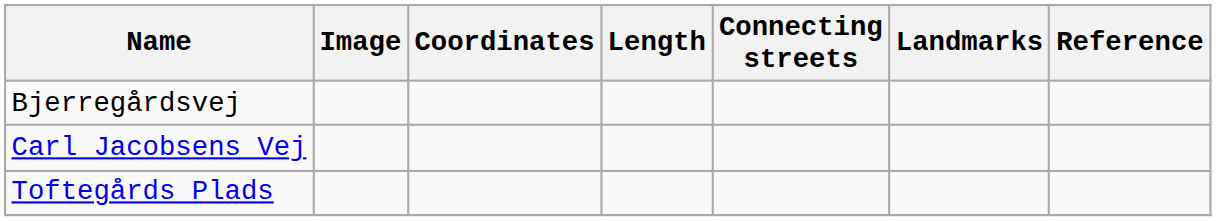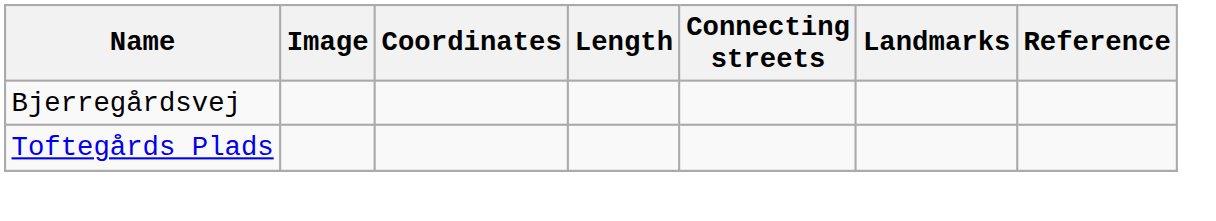- row: (159, 148)
